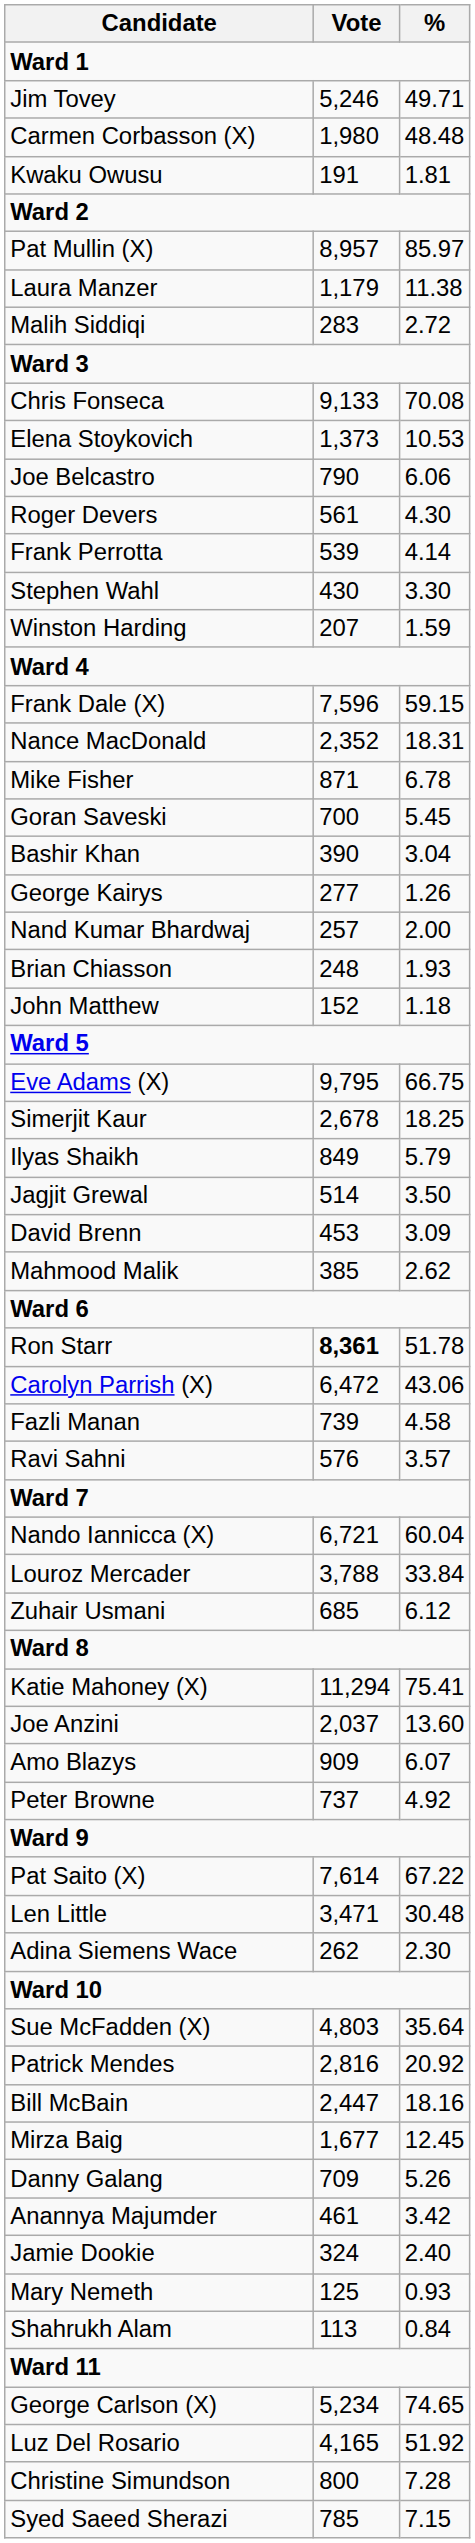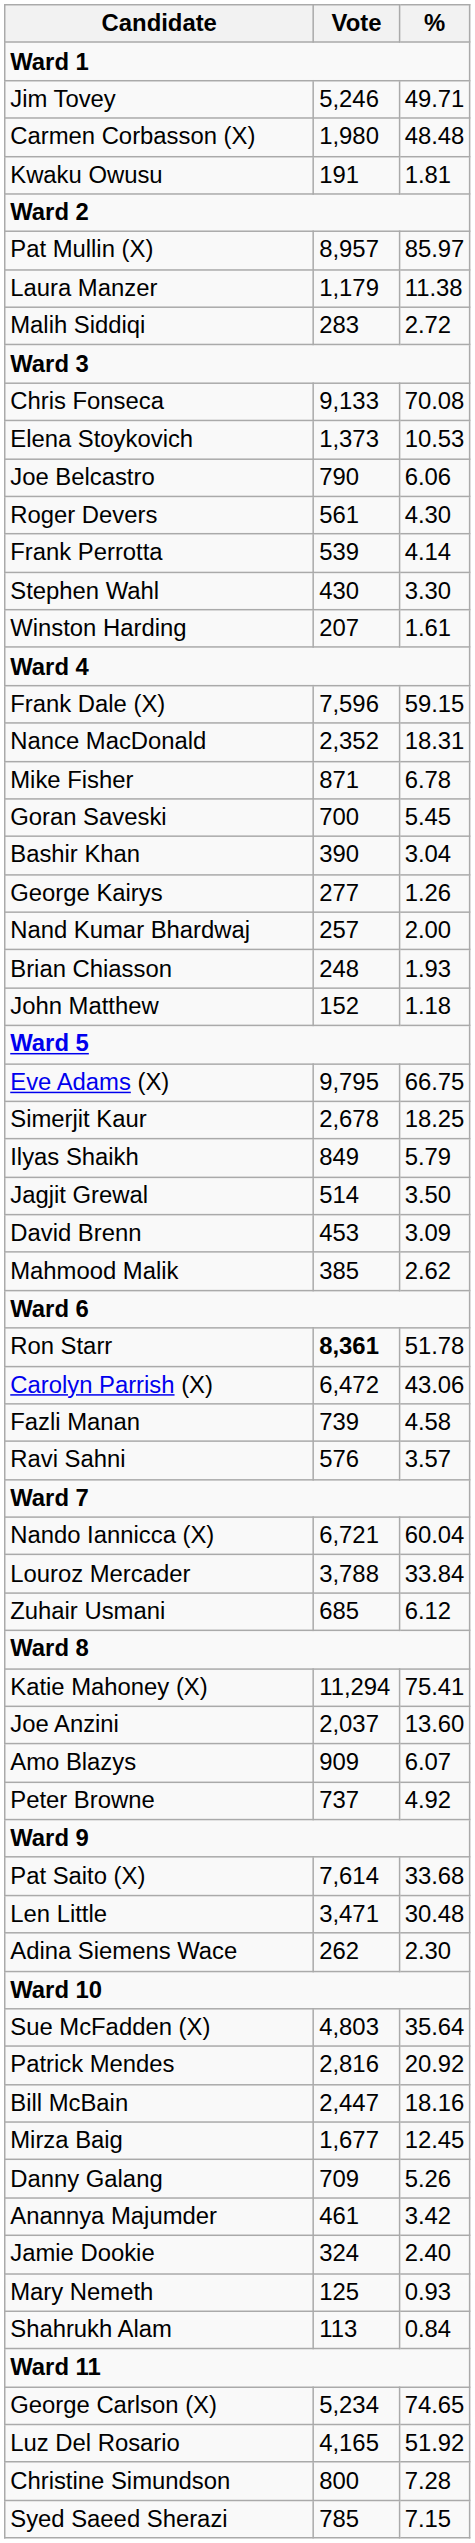(428, 628) 1.59 -> (428, 628) 1.61
(435, 1876) 67.22 -> (435, 1876) 33.68
